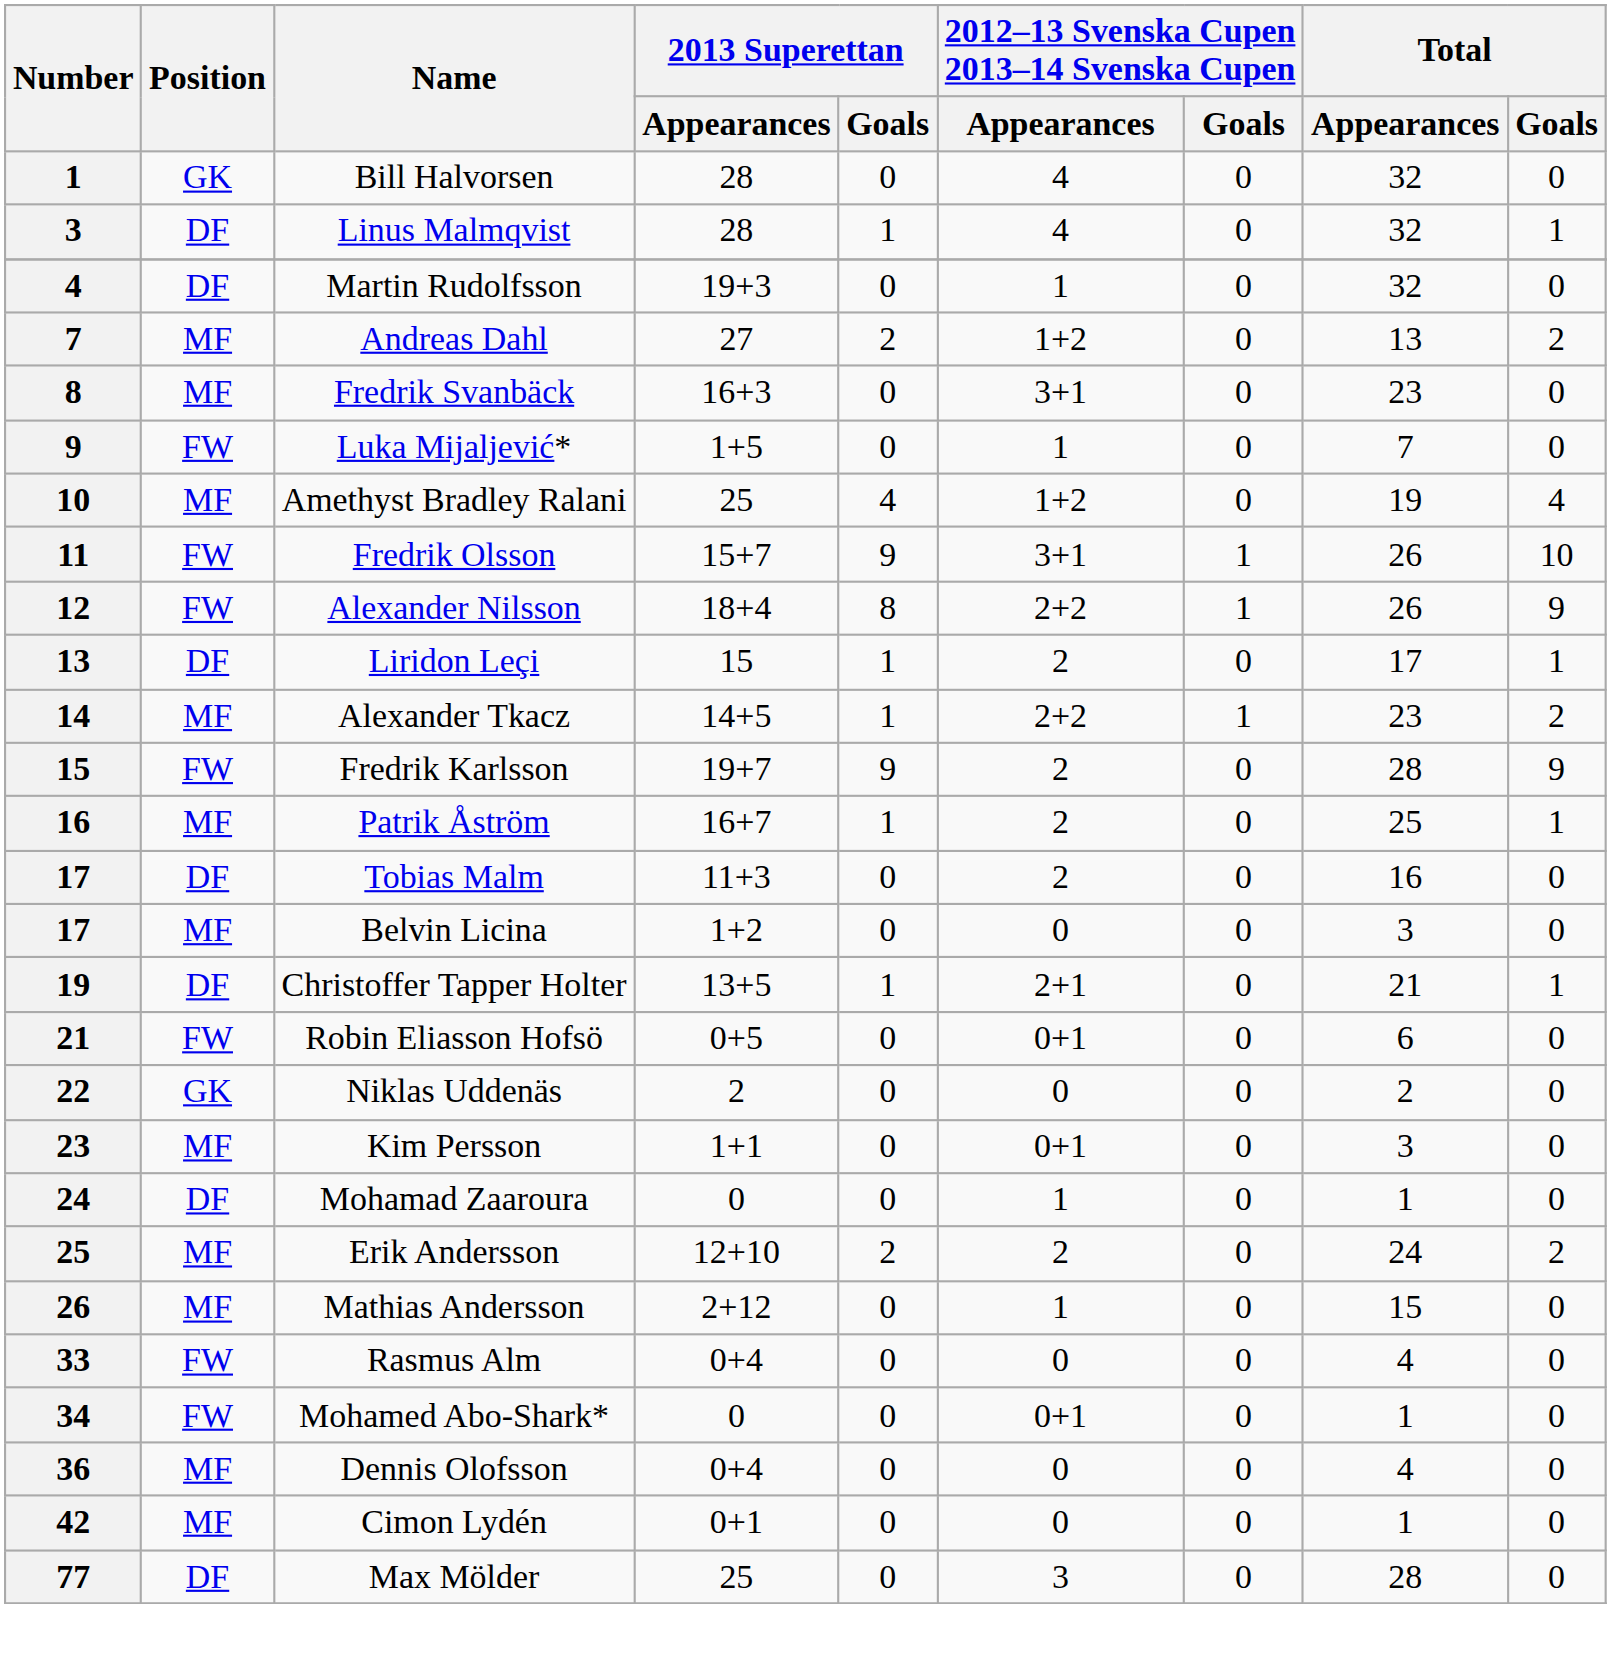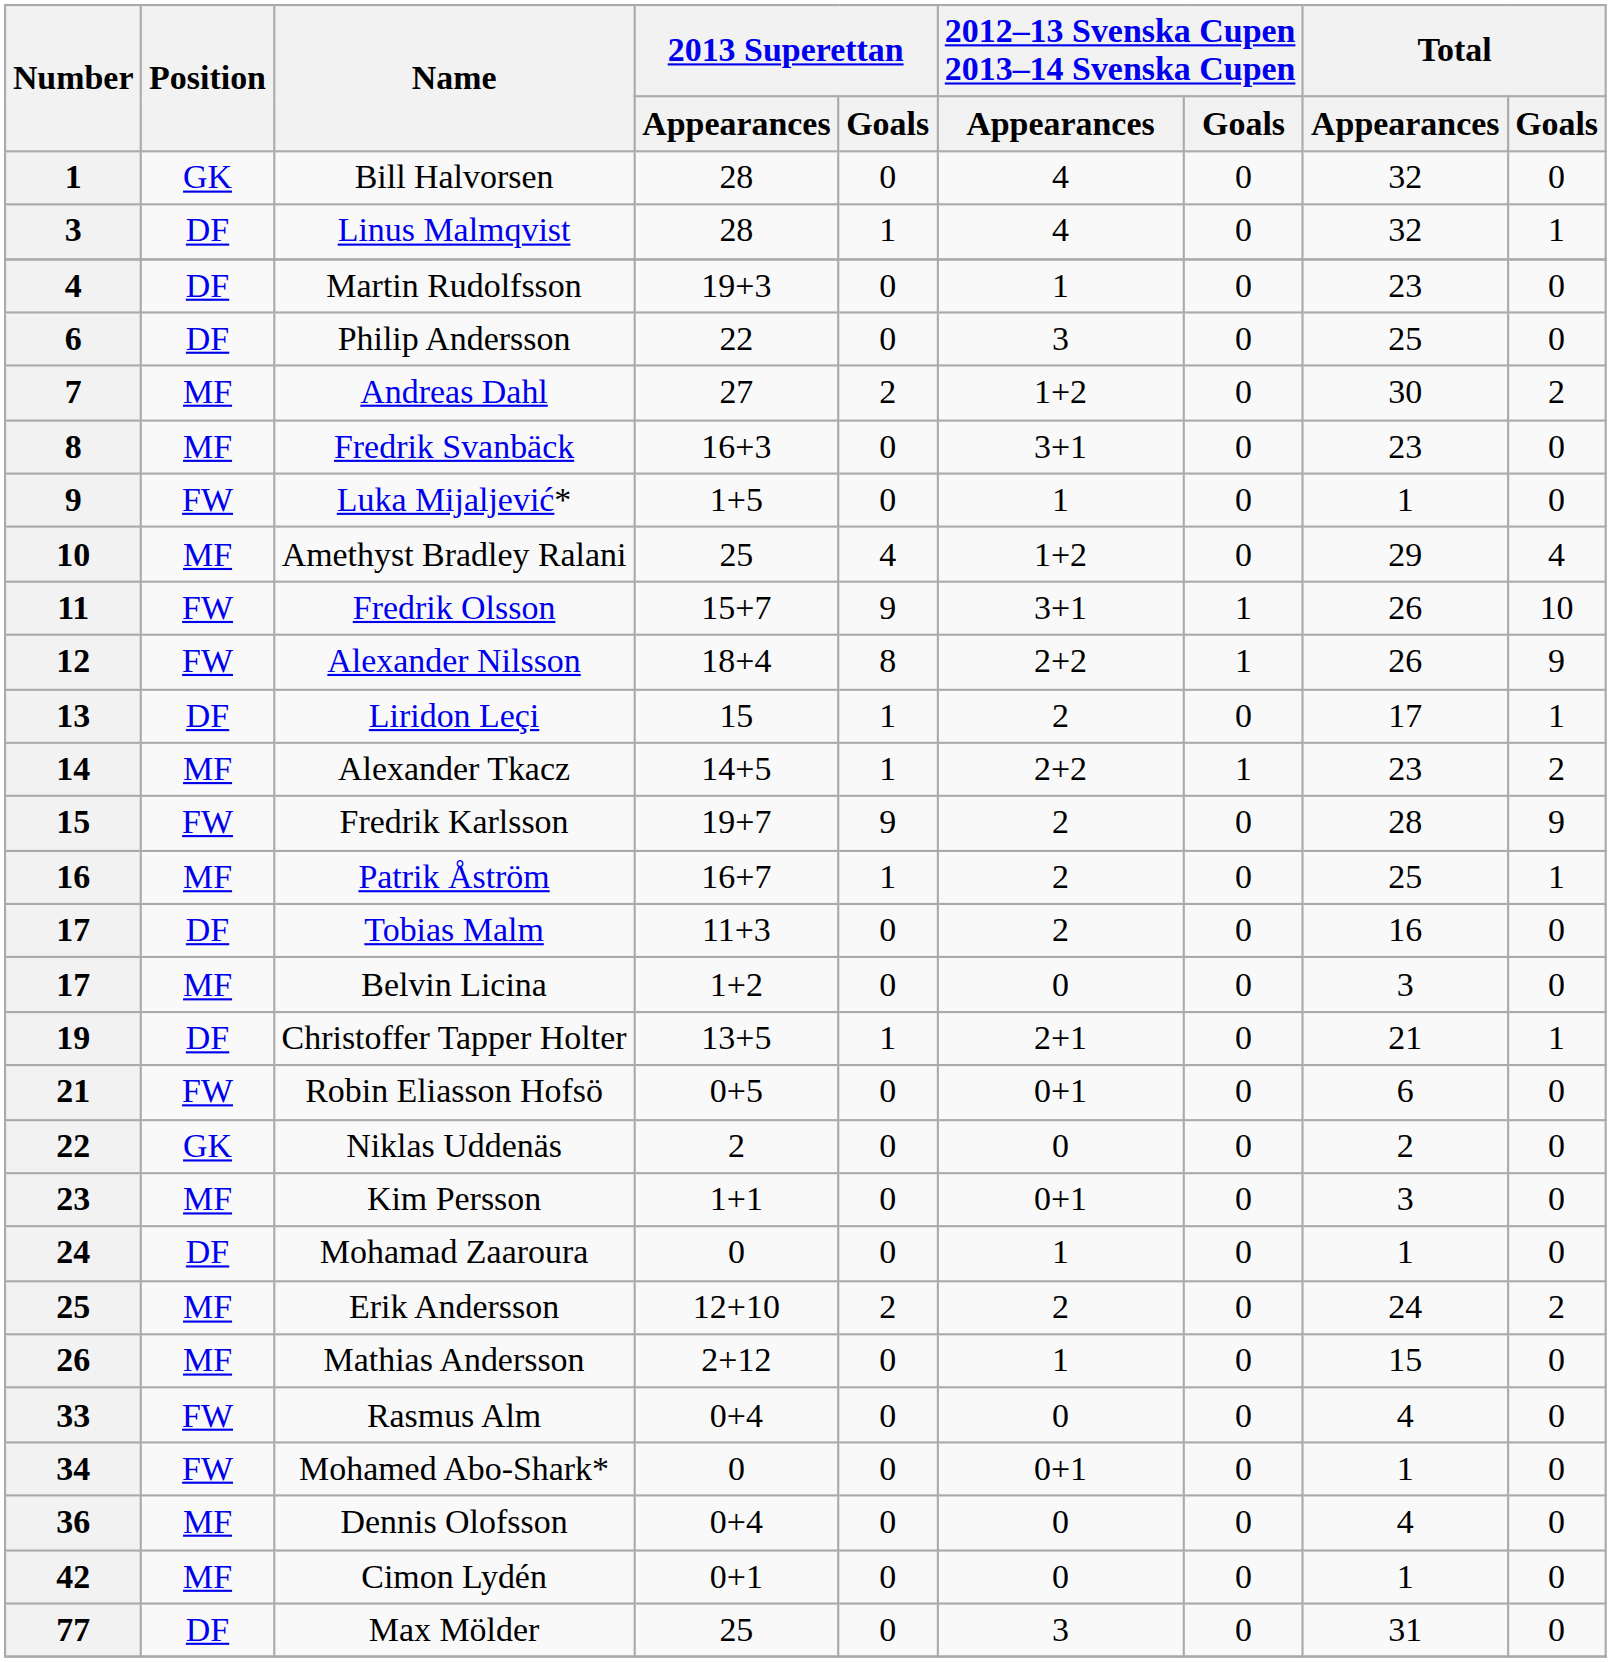(1405, 284) 32 -> (1405, 284) 23
+ row: (454, 338)
(1405, 338) 13 -> (1405, 392) 30
(1405, 446) 7 -> (1405, 499) 1
(1405, 499) 19 -> (1405, 553) 29
(1405, 1575) 28 -> (1405, 1629) 31
